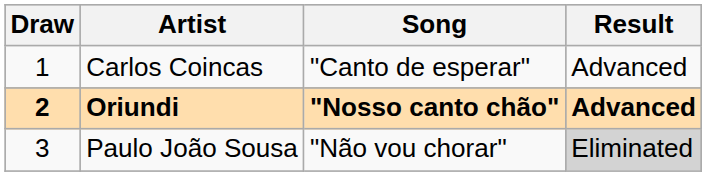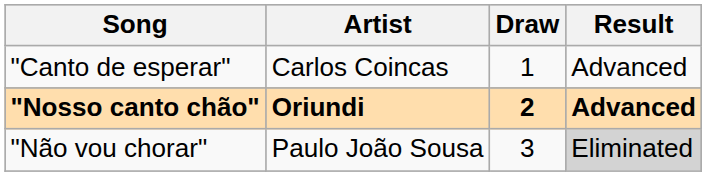columns swapped: (42, 25) <-> (435, 25)
